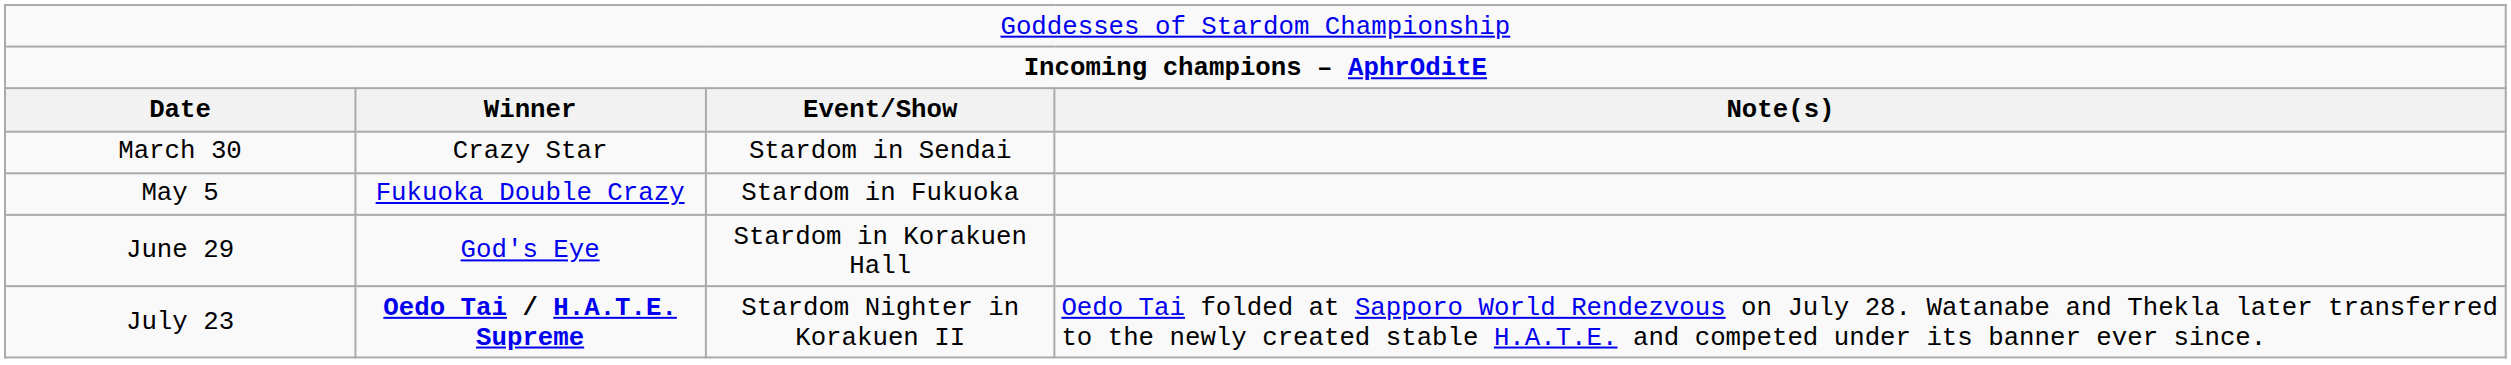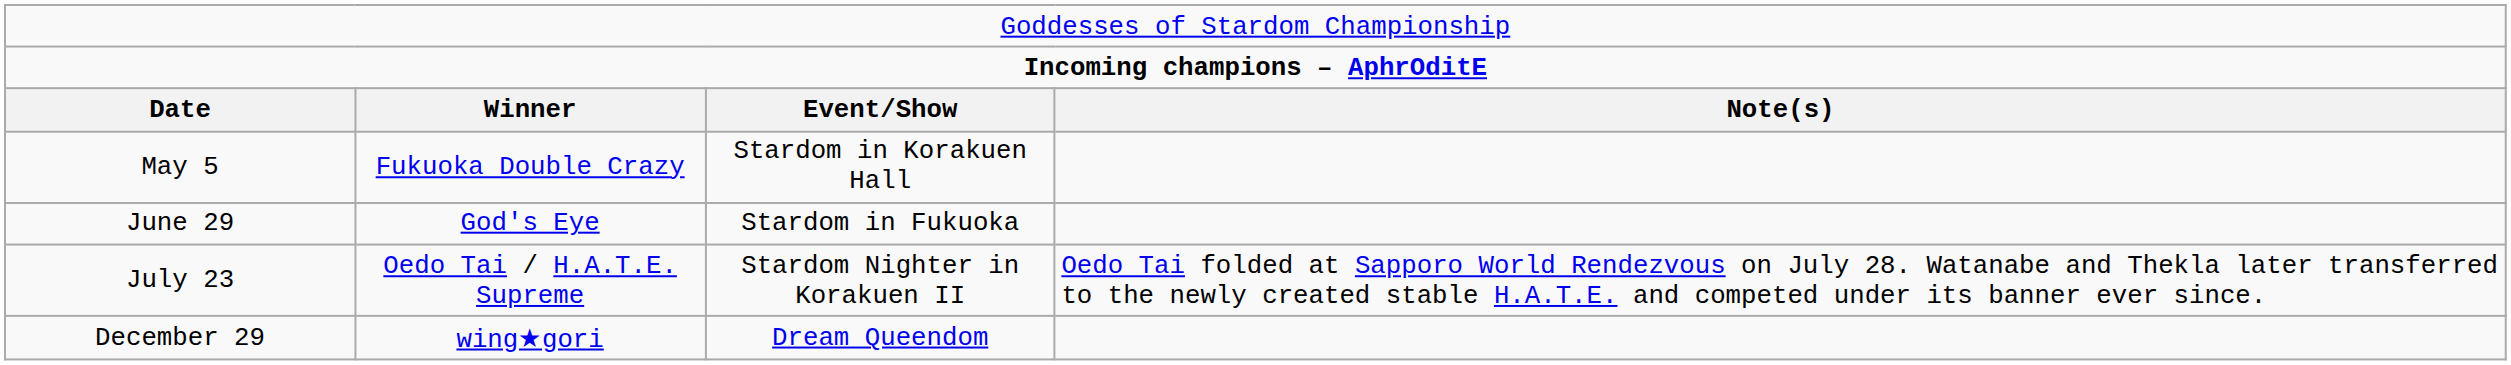- row: (180, 152)
(880, 194) Stardom in Fukuoka -> (880, 167) Stardom in Korakuen Hall
(880, 251) Stardom in Korakuen Hall -> (880, 223) Stardom in Fukuoka
(530, 322) bold -> (530, 280) normal
+ row: (180, 338)
